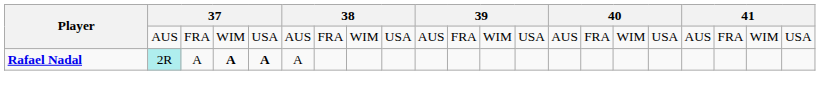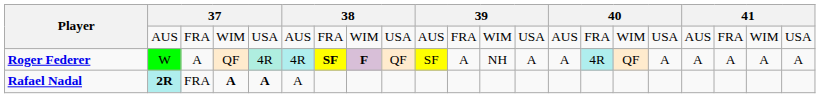+ row: (49, 59)
(164, 59) normal -> (164, 81) bold
(197, 59) A -> (197, 81) FRA
